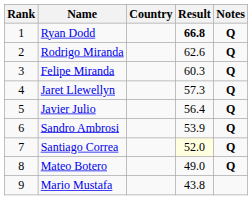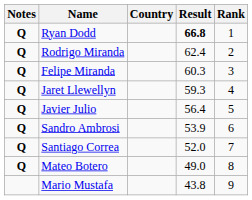columns swapped: (21, 14) <-> (231, 14)
(194, 52) 62.6 -> (195, 52) 62.4
(194, 90) 57.3 -> (195, 90) 59.3
(194, 147) lightyellow background -> (195, 147) no background
